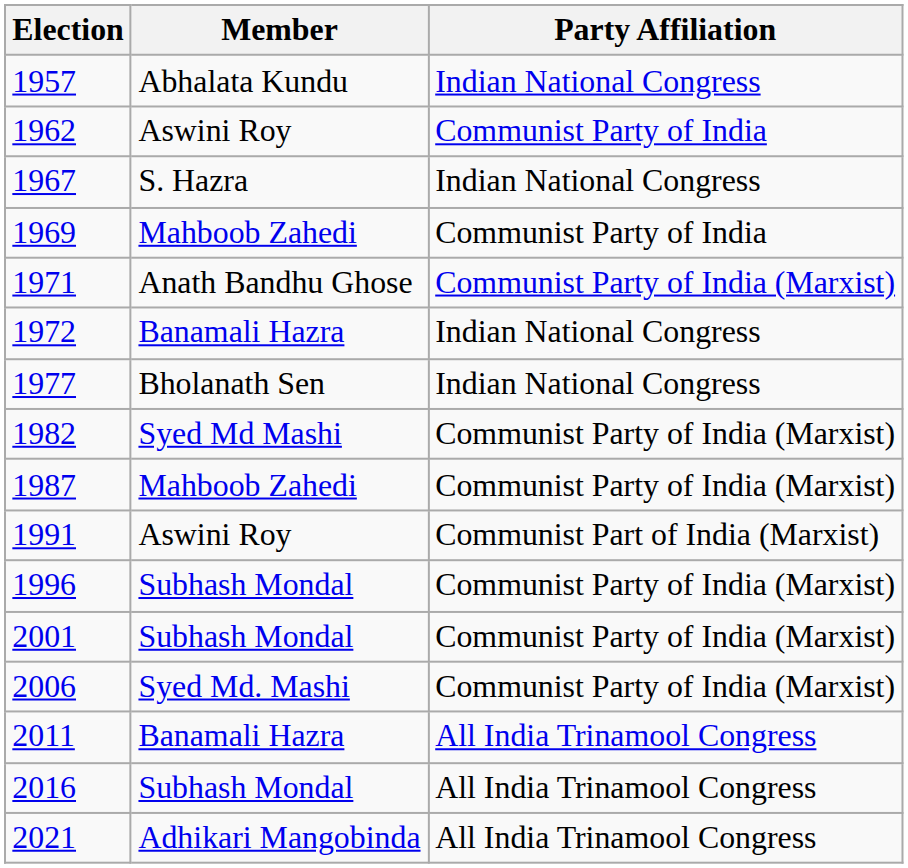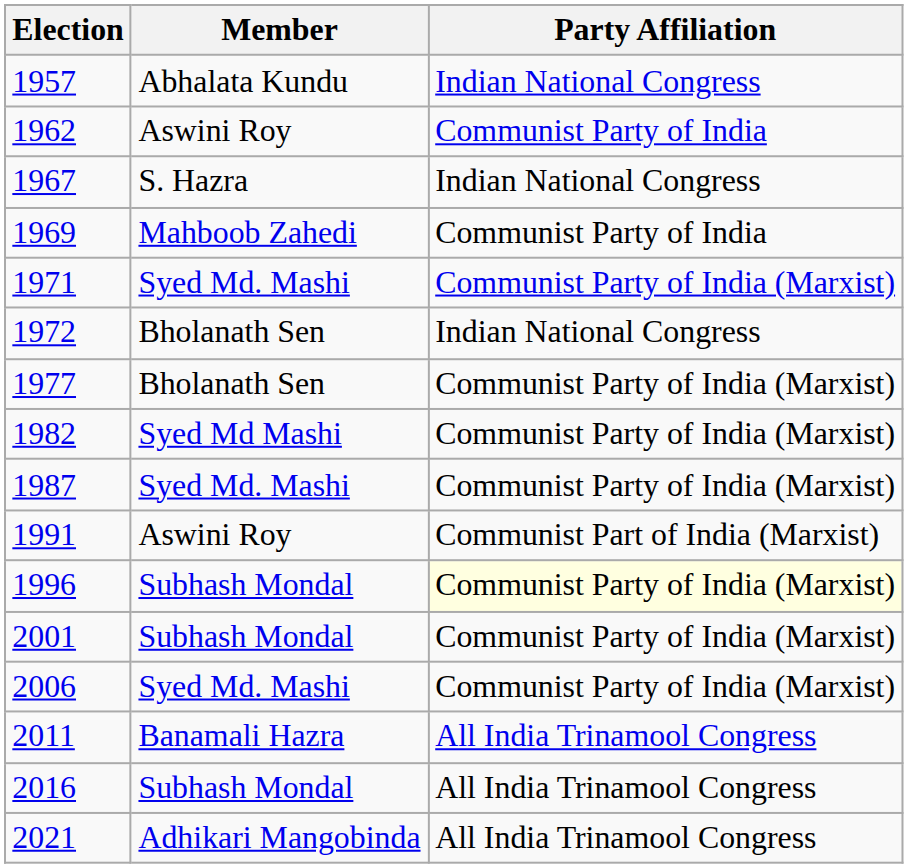(276, 282) Anath Bandhu Ghose -> (244, 282) Syed Md. Mashi
(241, 332) Banamali Hazra -> (232, 332) Bholanath Sen
(598, 383) Indian National Congress -> (665, 383) Communist Party of India (Marxist)
(248, 484) Mahboob Zahedi -> (244, 484) Syed Md. Mashi
(665, 585) no background -> (665, 585) lightyellow background
